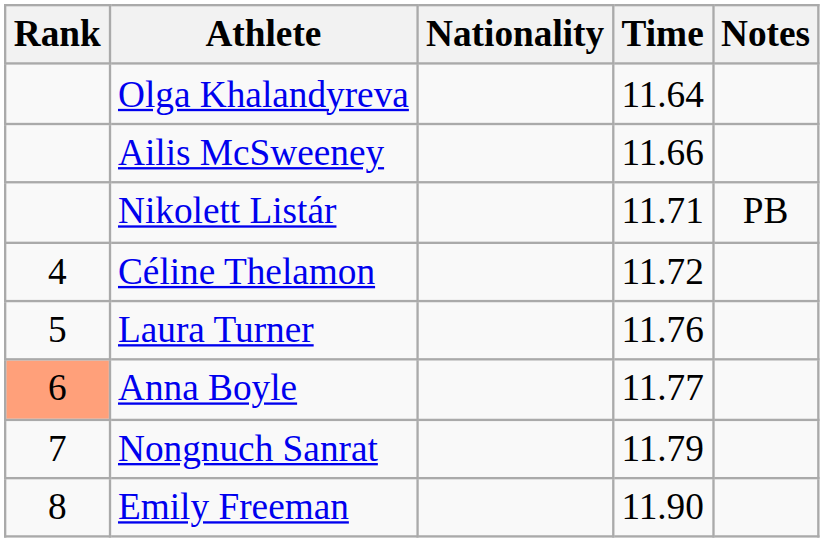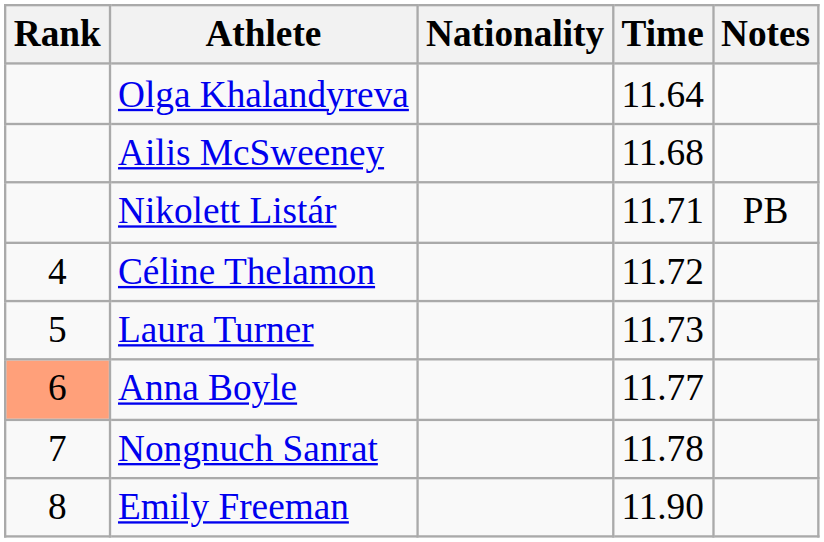(663, 152) 11.66 -> (663, 152) 11.68
(663, 329) 11.76 -> (663, 329) 11.73
(663, 447) 11.79 -> (663, 447) 11.78
